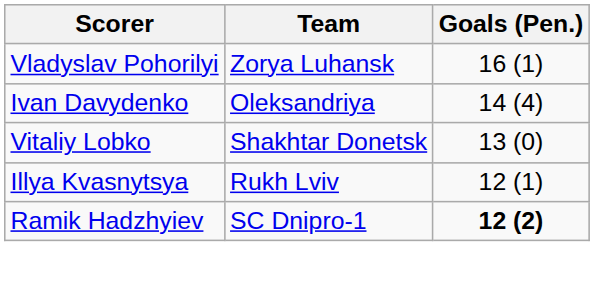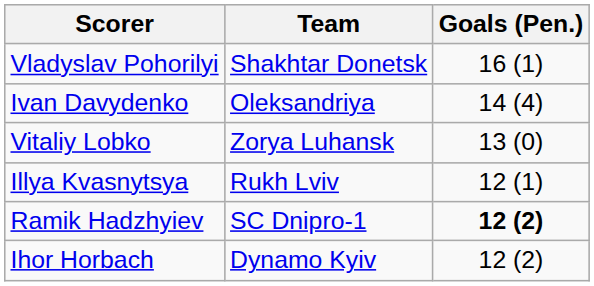(312, 63) Zorya Luhansk -> (329, 63) Shakhtar Donetsk
(329, 142) Shakhtar Donetsk -> (312, 142) Zorya Luhansk
+ row: (82, 260)
